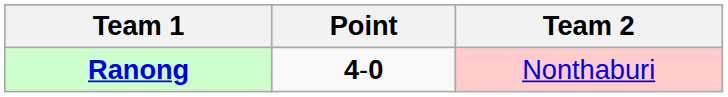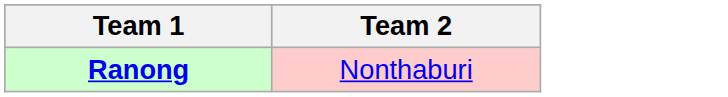- column: (364, 26)
